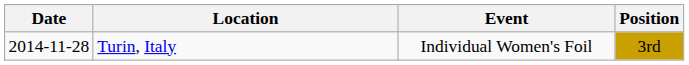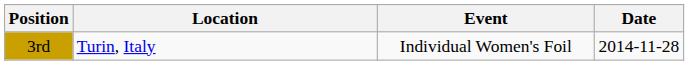columns swapped: (49, 18) <-> (649, 18)
